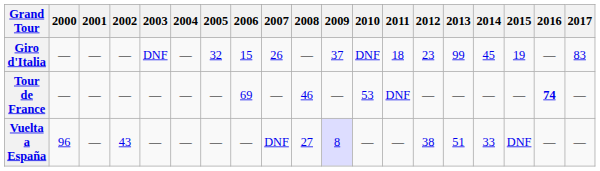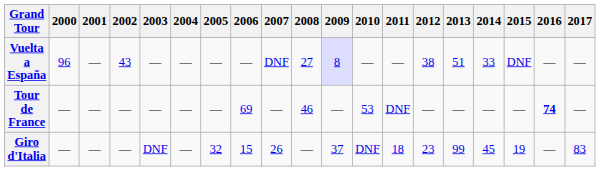rows swapped: (27, 54) <-> (27, 142)
